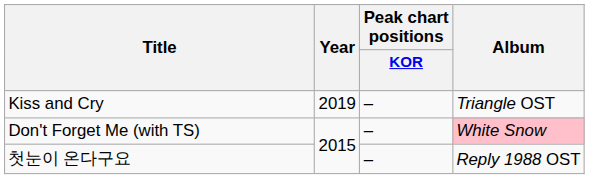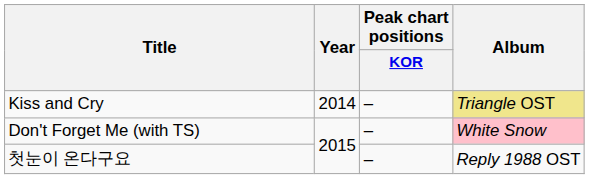(337, 104) 2019 -> (337, 104) 2014
(506, 104) no background -> (506, 104) khaki background
